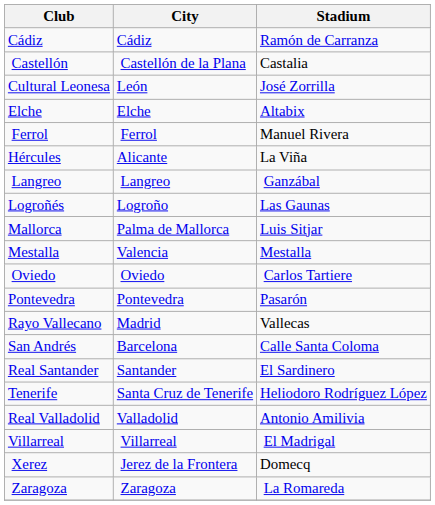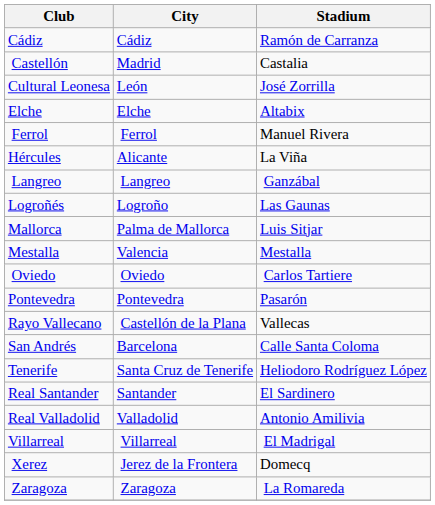(181, 63) Castellón de la Plana -> (139, 63) Madrid
(139, 323) Madrid -> (181, 323) Castellón de la Plana
rows swapped: (53, 370) <-> (33, 393)
